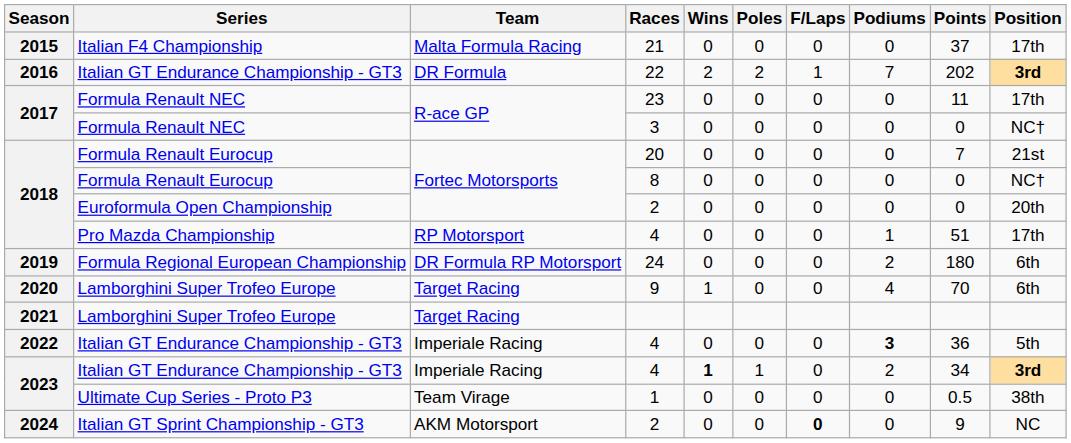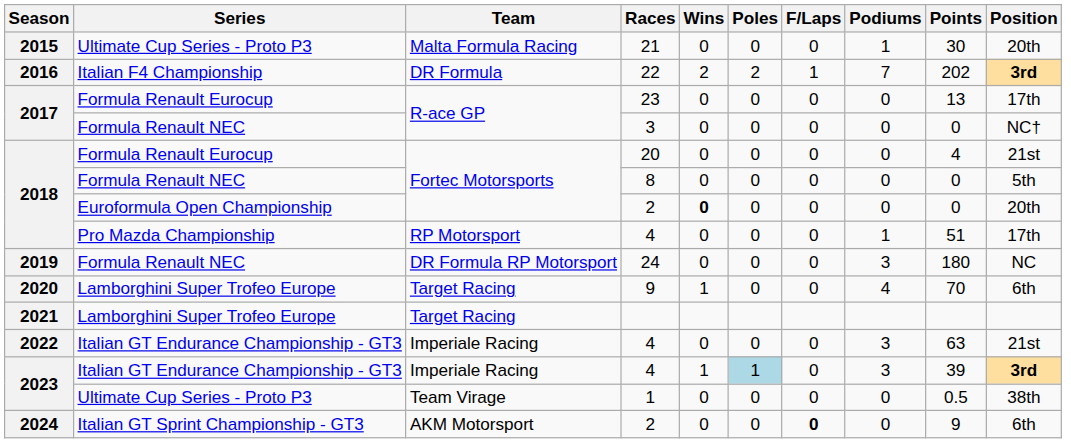(170, 46) Italian F4 Championship -> (195, 46) Ultimate Cup Series - Proto P3
(890, 46) 0 -> (885, 46) 1
(960, 46) 37 -> (956, 46) 30
(1028, 46) 17th -> (1024, 46) 20th
(240, 73) Italian GT Endurance Championship - GT3 -> (170, 73) Italian F4 Championship
(161, 100) Formula Renault NEC -> (175, 100) Formula Renault Eurocup
(960, 100) 11 -> (956, 100) 13
(960, 154) 7 -> (956, 154) 4
(175, 181) Formula Renault Eurocup -> (161, 181) Formula Renault NEC
(1028, 181) NC† -> (1024, 181) 5th
(708, 208) normal -> (704, 208) bold
(242, 262) Formula Regional European Championship -> (161, 262) Formula Renault NEC
(890, 262) 2 -> (885, 262) 3
(1028, 262) 6th -> (1024, 262) NC
(890, 343) bold -> (885, 343) normal
(960, 343) 36 -> (956, 343) 63
(1028, 343) 5th -> (1024, 343) 21st
(708, 370) bold -> (704, 370) normal
(759, 370) no background -> (755, 370) lightblue background
(890, 370) 2 -> (885, 370) 3
(960, 370) 34 -> (956, 370) 39
(1028, 425) NC -> (1024, 425) 6th
